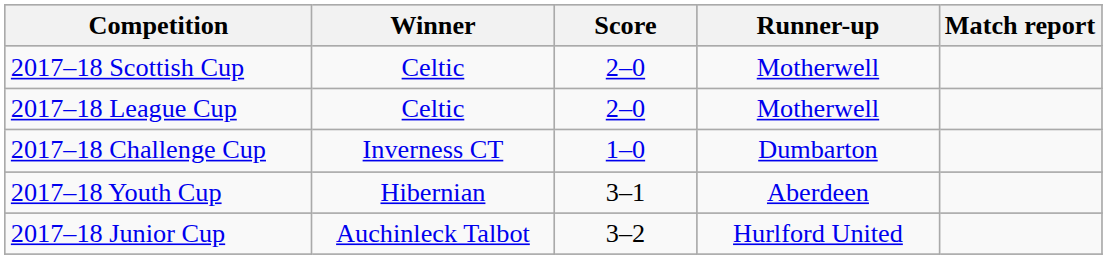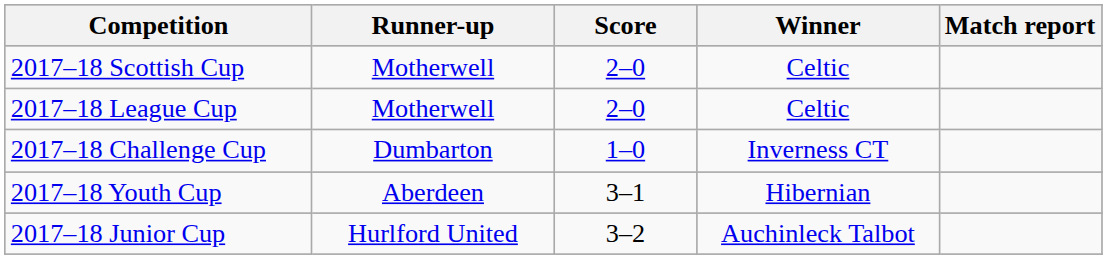columns swapped: (433, 25) <-> (818, 25)
